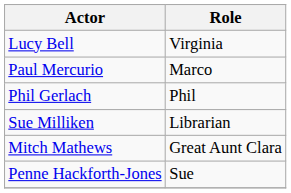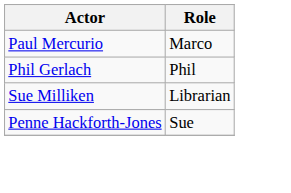- row: (41, 43)
- row: (60, 148)
